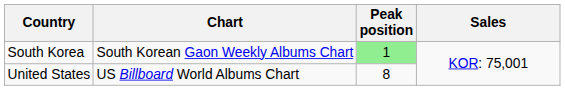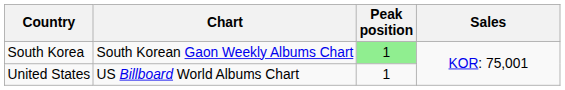(386, 74) 8 -> (386, 74) 1
